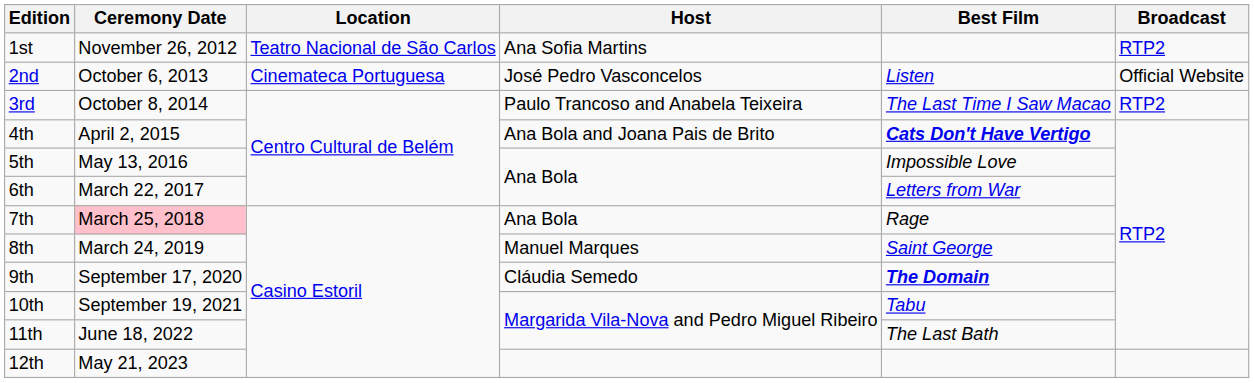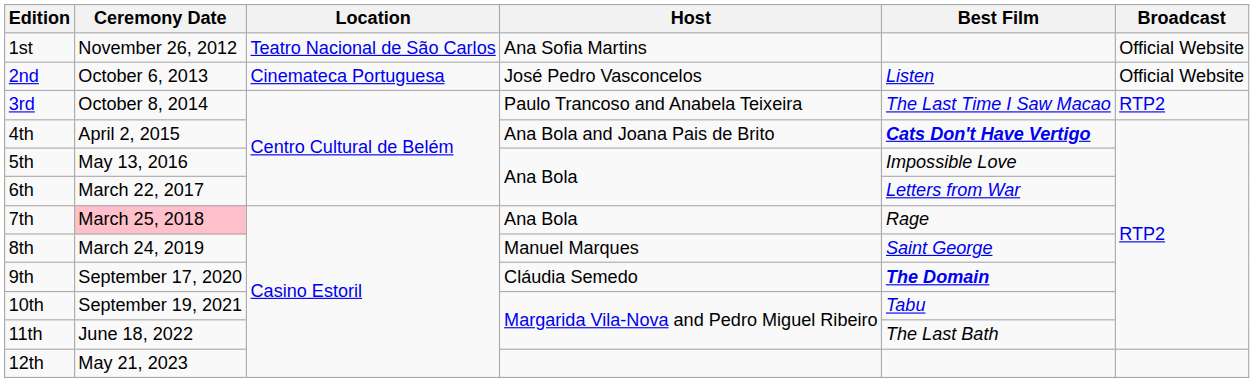(1142, 47) RTP2 -> (1182, 47) Official Website
